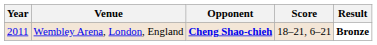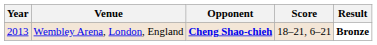(18, 31) 2011 -> (18, 31) 2013
